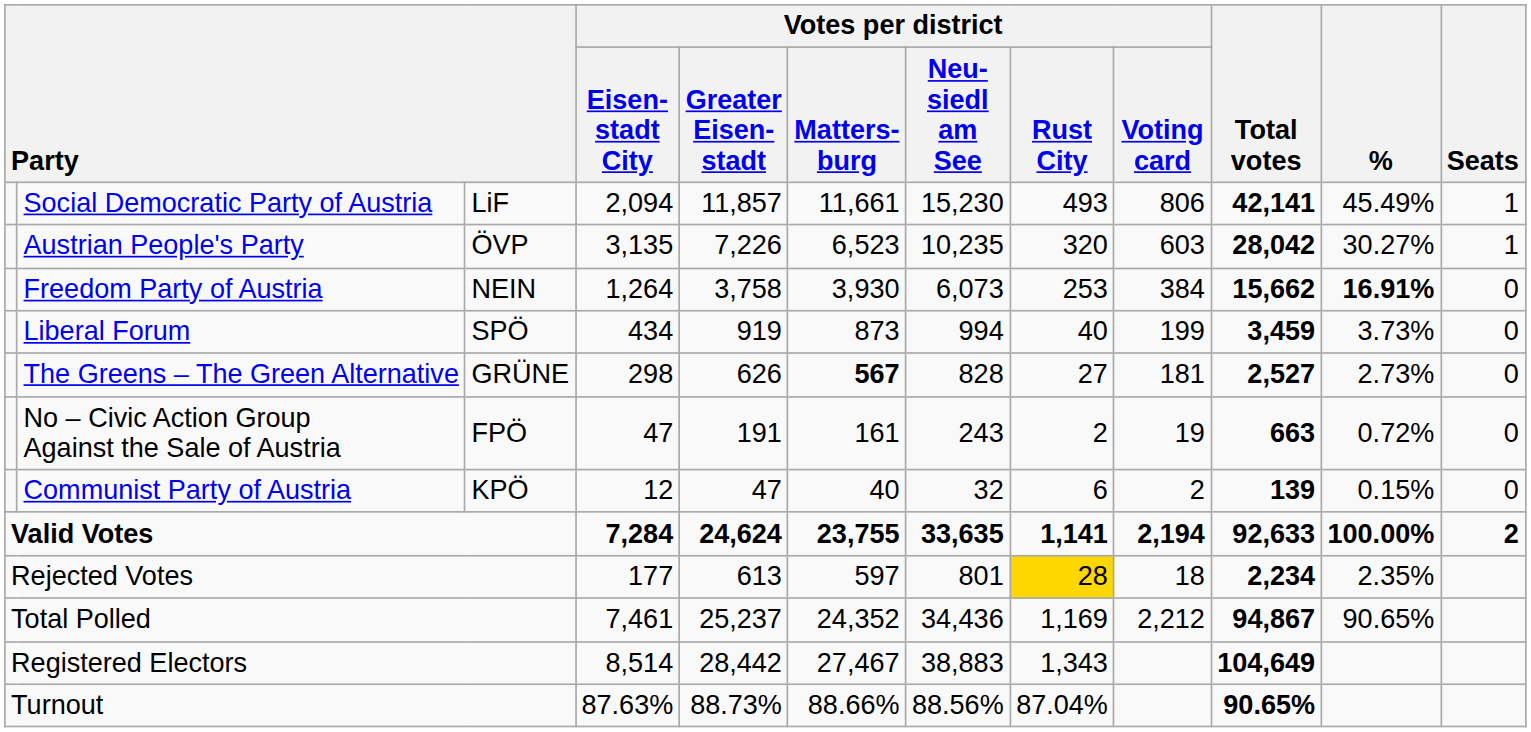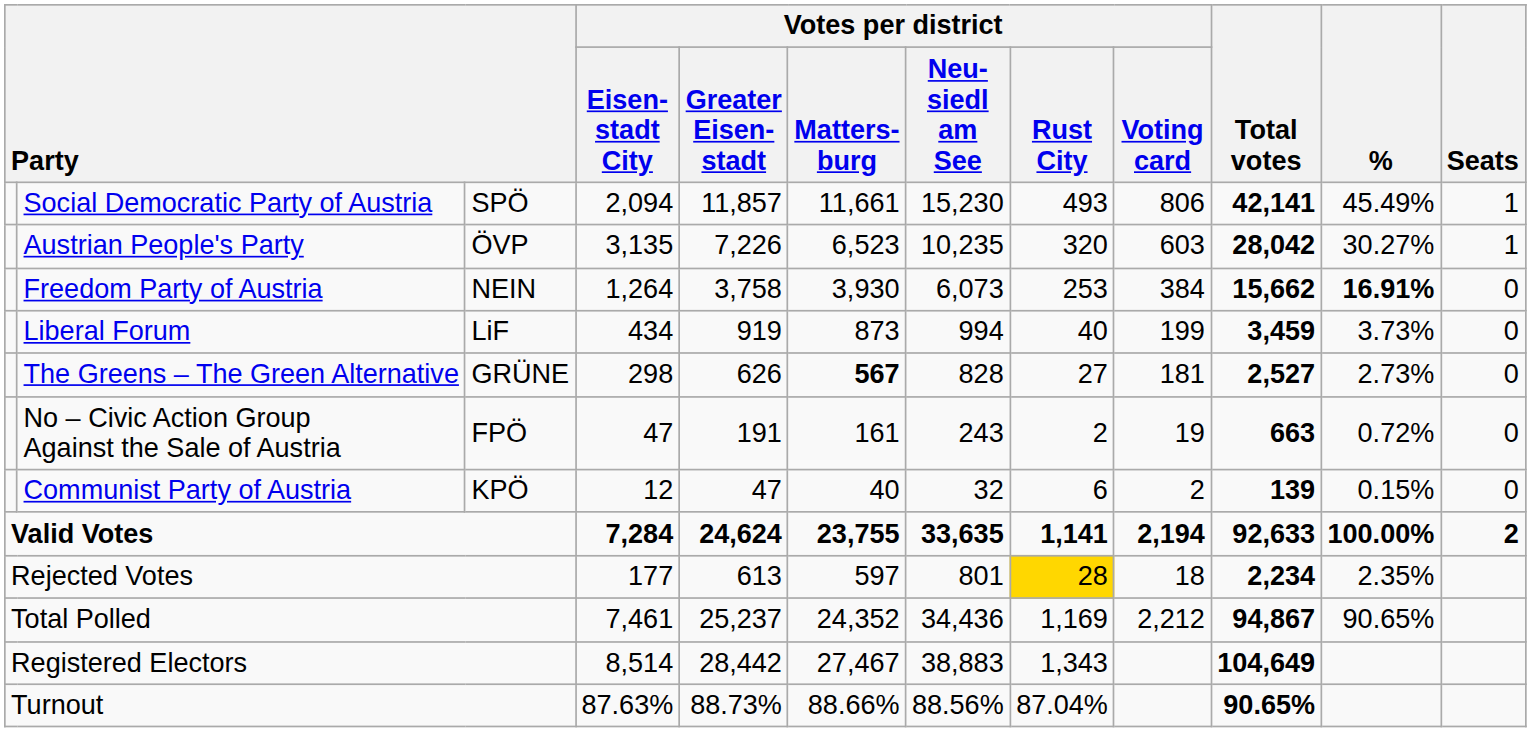(490, 202) LiF -> (500, 202) SPÖ
(500, 331) SPÖ -> (490, 331) LiF
